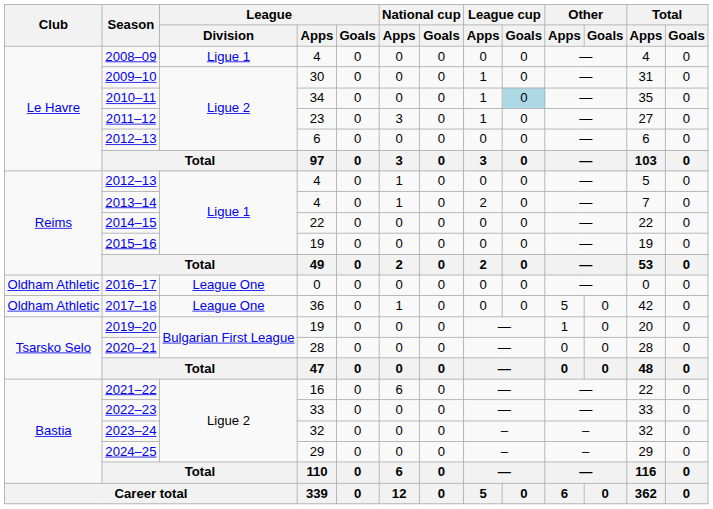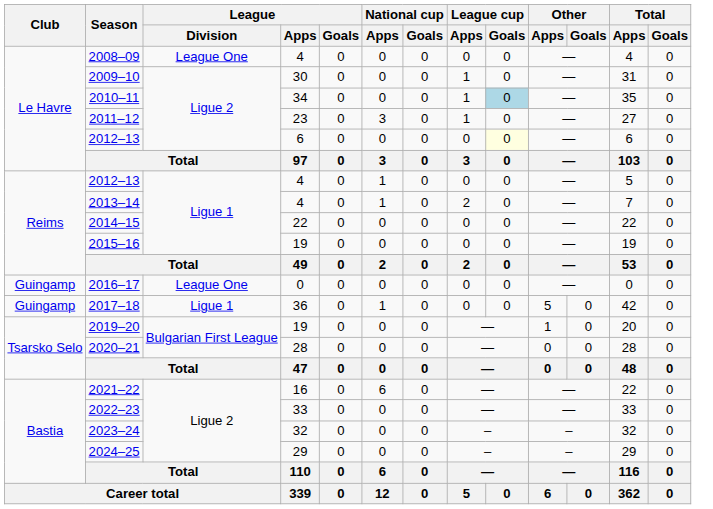(229, 56) Ligue 1 -> (212, 56) League One
(524, 139) no background -> (507, 139) lightyellow background
(53, 285) Oldham Athletic -> (45, 285) Guingamp
(53, 306) Oldham Athletic -> (45, 306) Guingamp
(229, 306) League One -> (212, 306) Ligue 1
